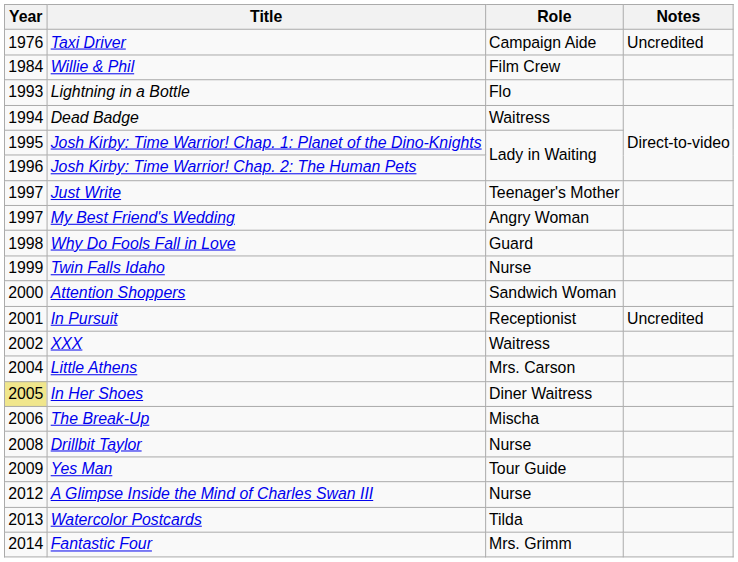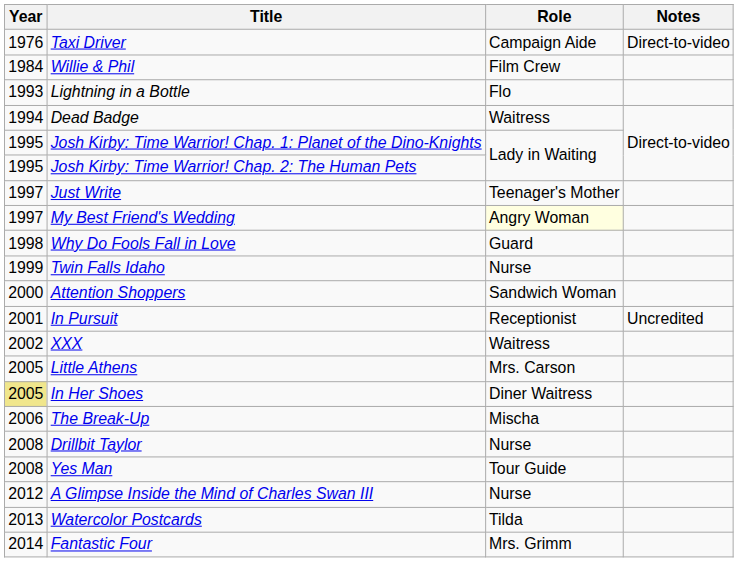(665, 42) Uncredited -> (678, 42) Direct-to-video
(26, 167) 1996 -> (26, 167) 1995
(539, 218) no background -> (539, 218) lightyellow background
(26, 368) 2004 -> (26, 368) 2005
(26, 469) 2009 -> (26, 469) 2008
